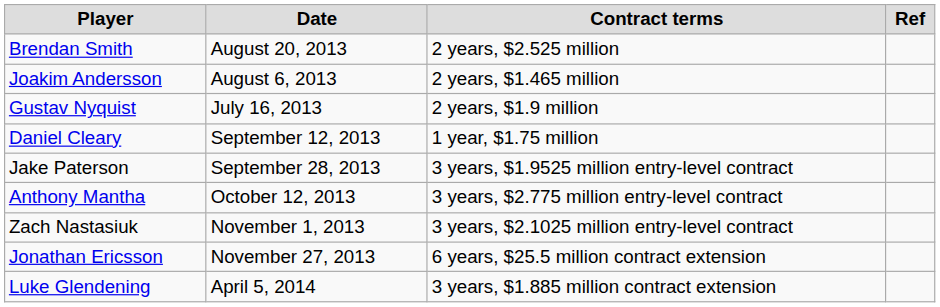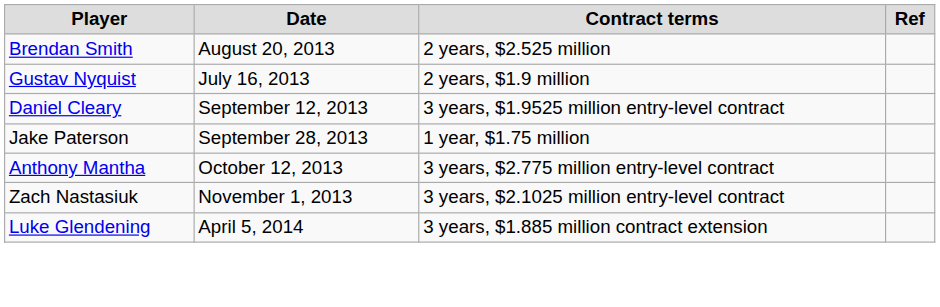- row: (85, 78)
(515, 138) 1 year, $1.75 million -> (604, 108) 3 years, $1.9525 million entry-level contract
(612, 167) 3 years, $1.9525 million entry-level contract -> (506, 138) 1 year, $1.75 million
- row: (86, 256)
